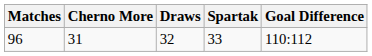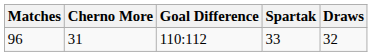columns swapped: (180, 16) <-> (314, 16)
